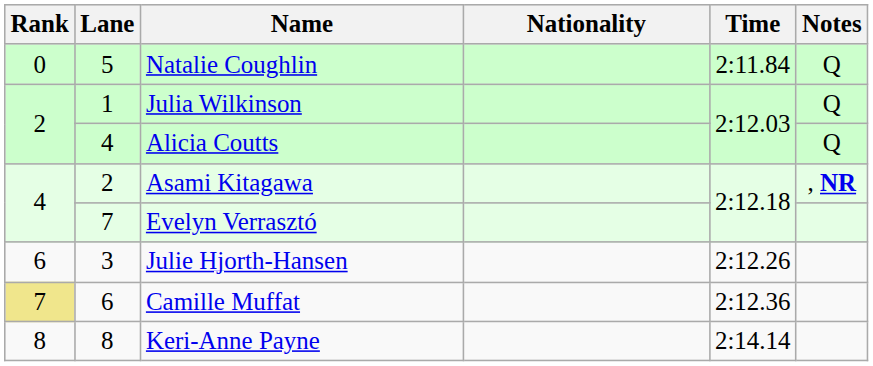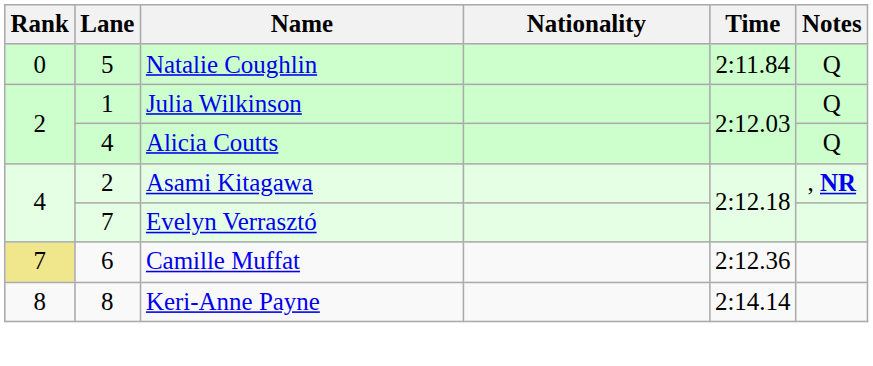- row: (247, 261)
